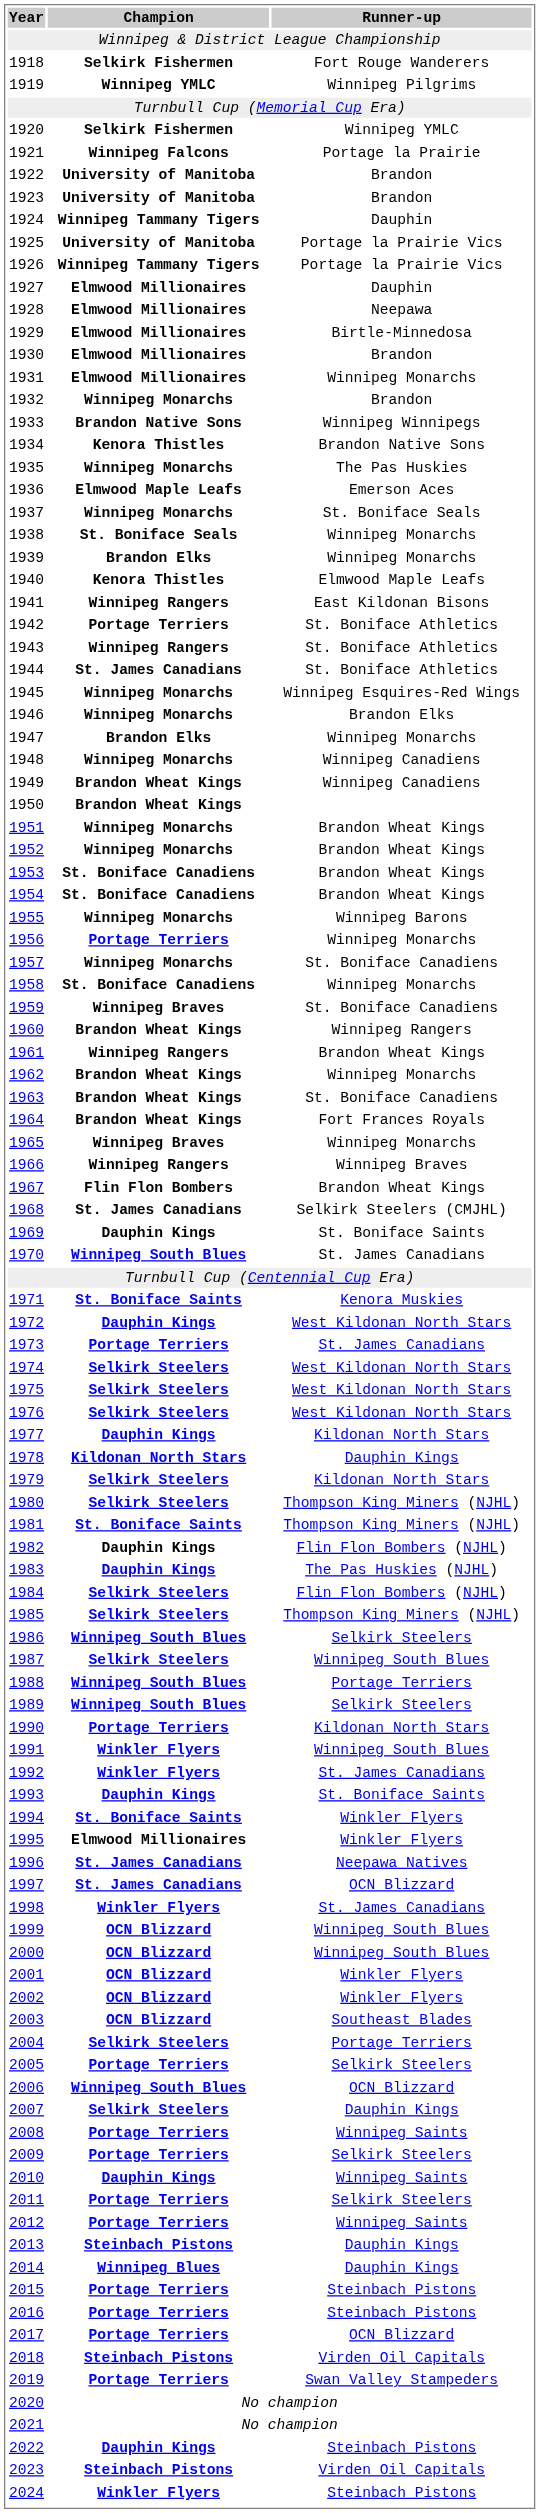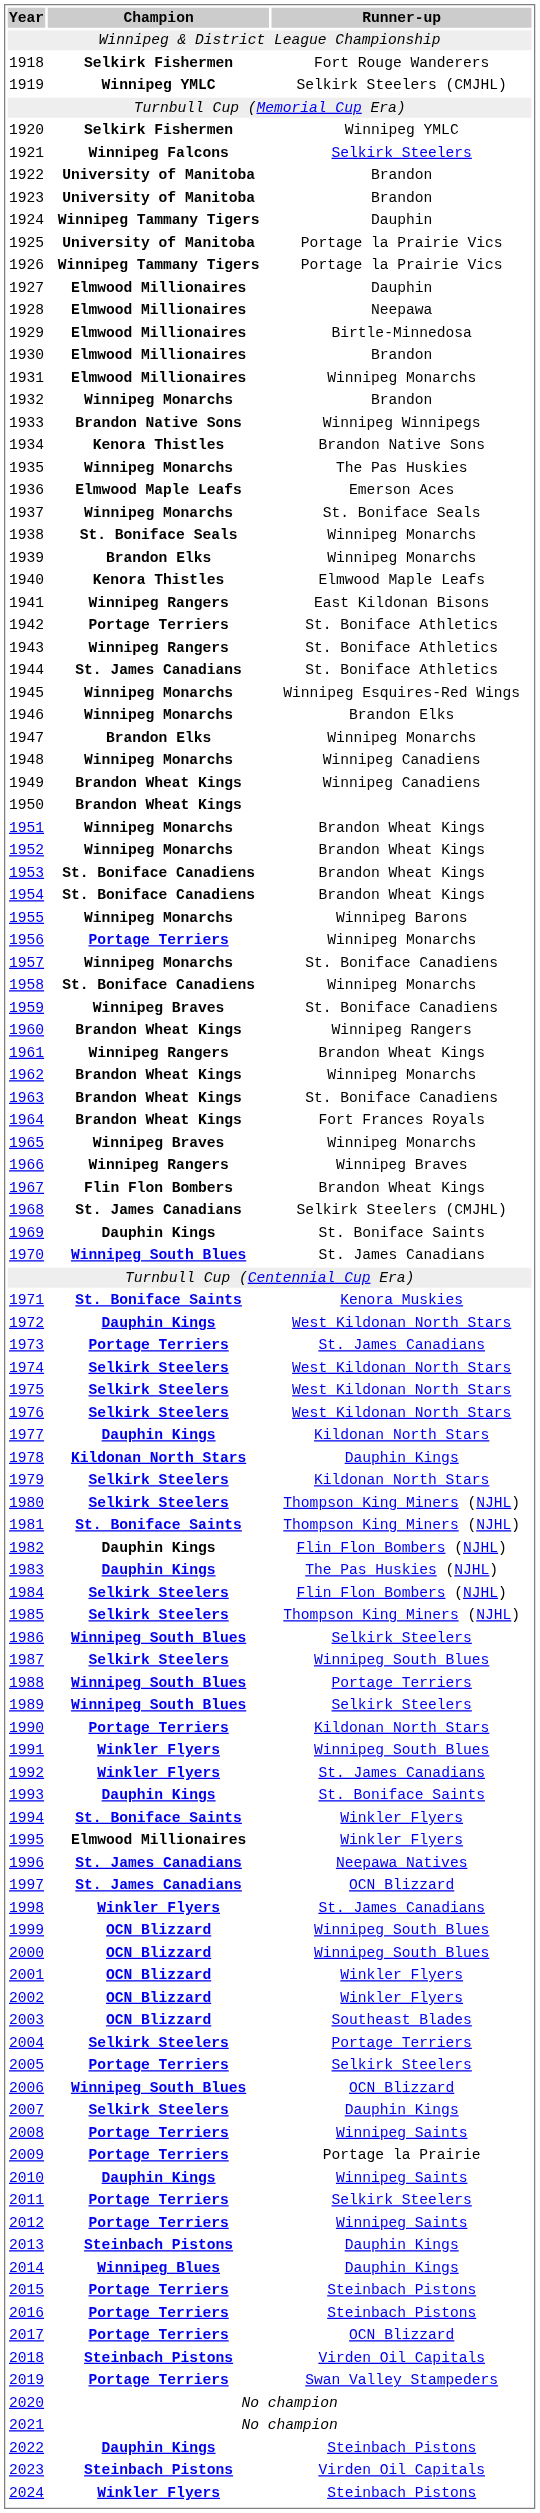(402, 85) Winnipeg Pilgrims -> (402, 85) Selkirk Steelers (CMJHL)
(402, 153) Portage la Prairie -> (402, 153) Selkirk Steelers
(402, 2155) Selkirk Steelers -> (402, 2155) Portage la Prairie
